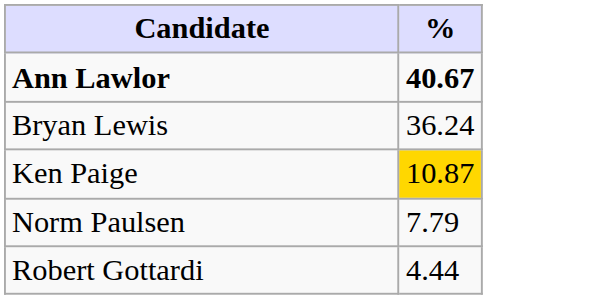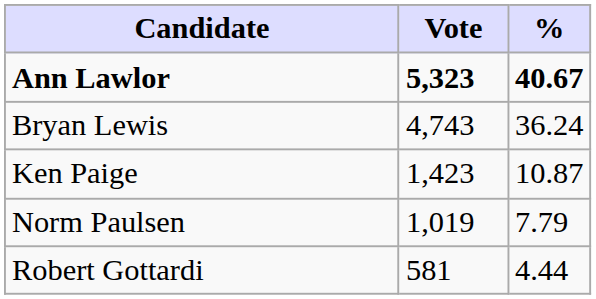+ column: (453, 28)
(440, 173) gold background -> (549, 173) no background
